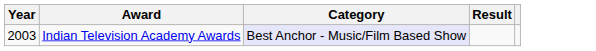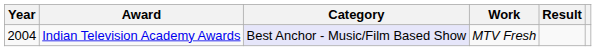+ column: (504, 14)
(22, 35) 2003 -> (22, 35) 2004
